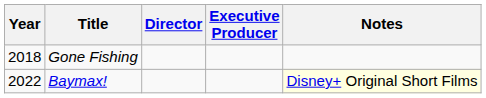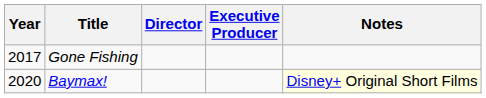(25, 57) 2018 -> (25, 57) 2017
(25, 81) 2022 -> (25, 81) 2020
